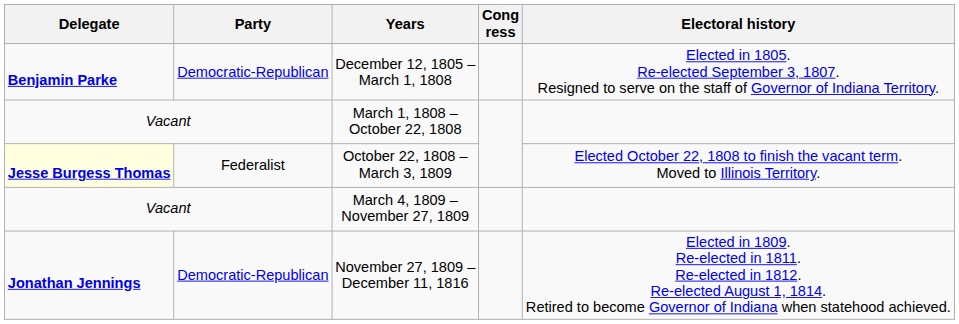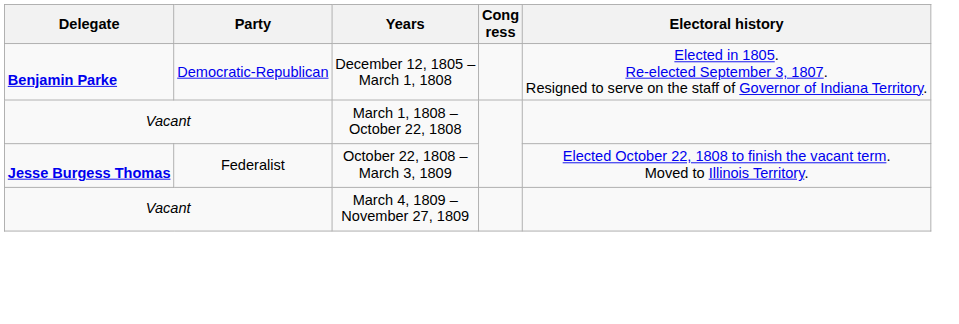(89, 173) lightyellow background -> (89, 173) no background
- row: (405, 275)
